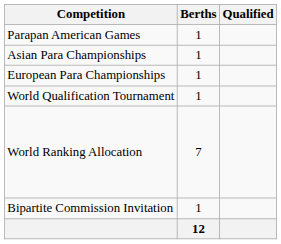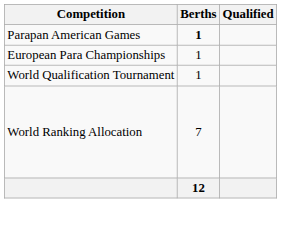(198, 34) normal -> (198, 34) bold
- row: (77, 55)
- row: (90, 208)
